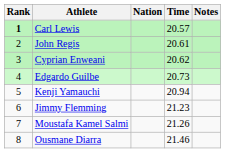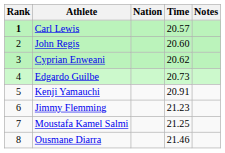(178, 44) 20.61 -> (178, 44) 20.60
(178, 92) 20.94 -> (178, 92) 20.91
(178, 124) 21.26 -> (178, 124) 21.25
